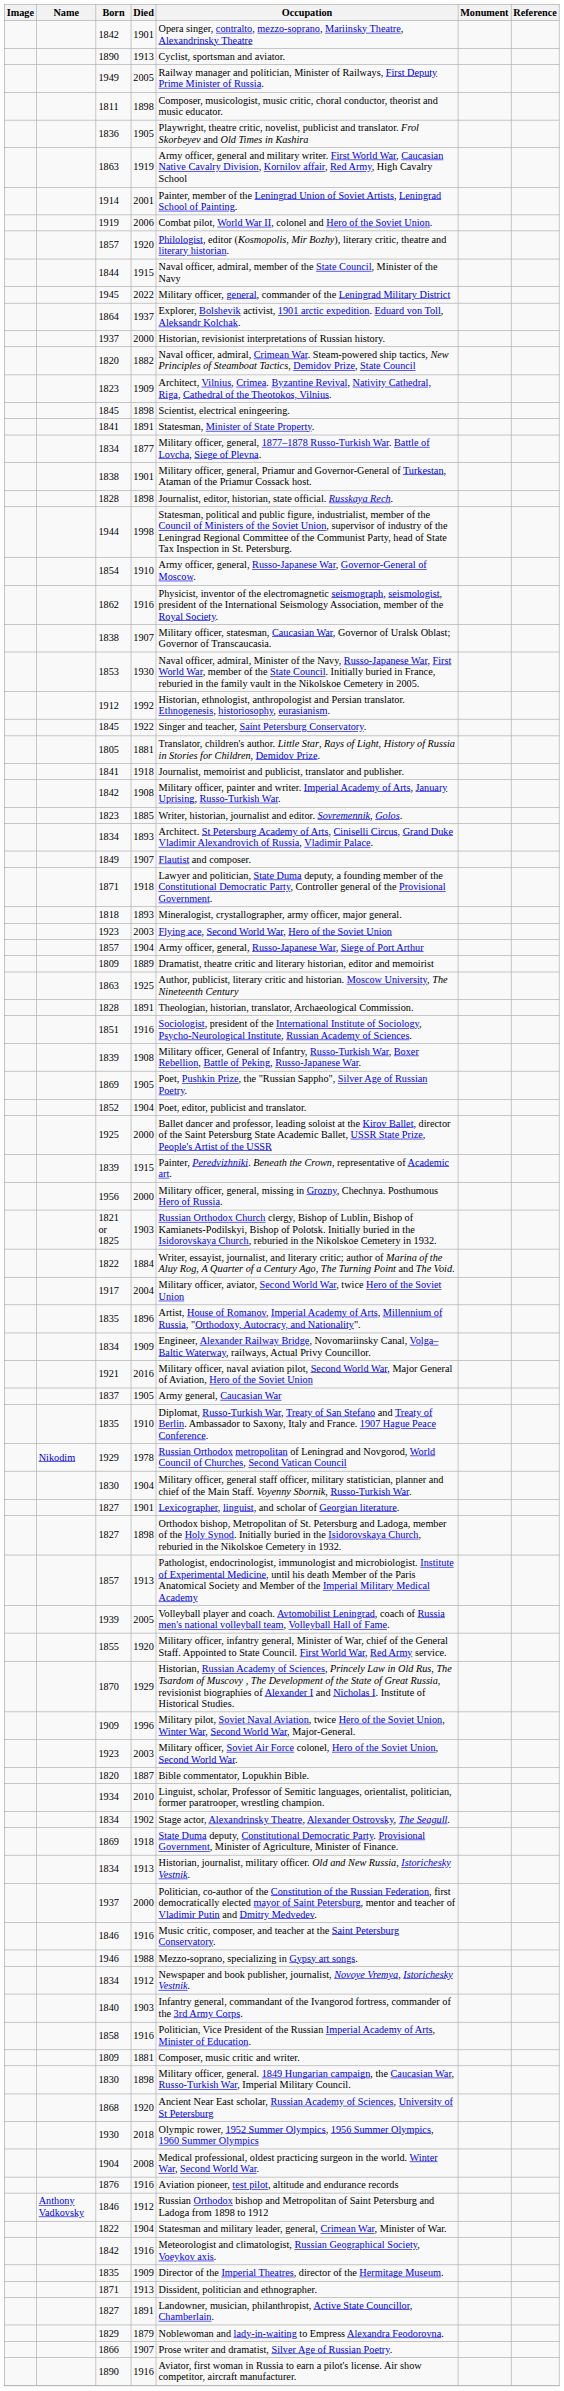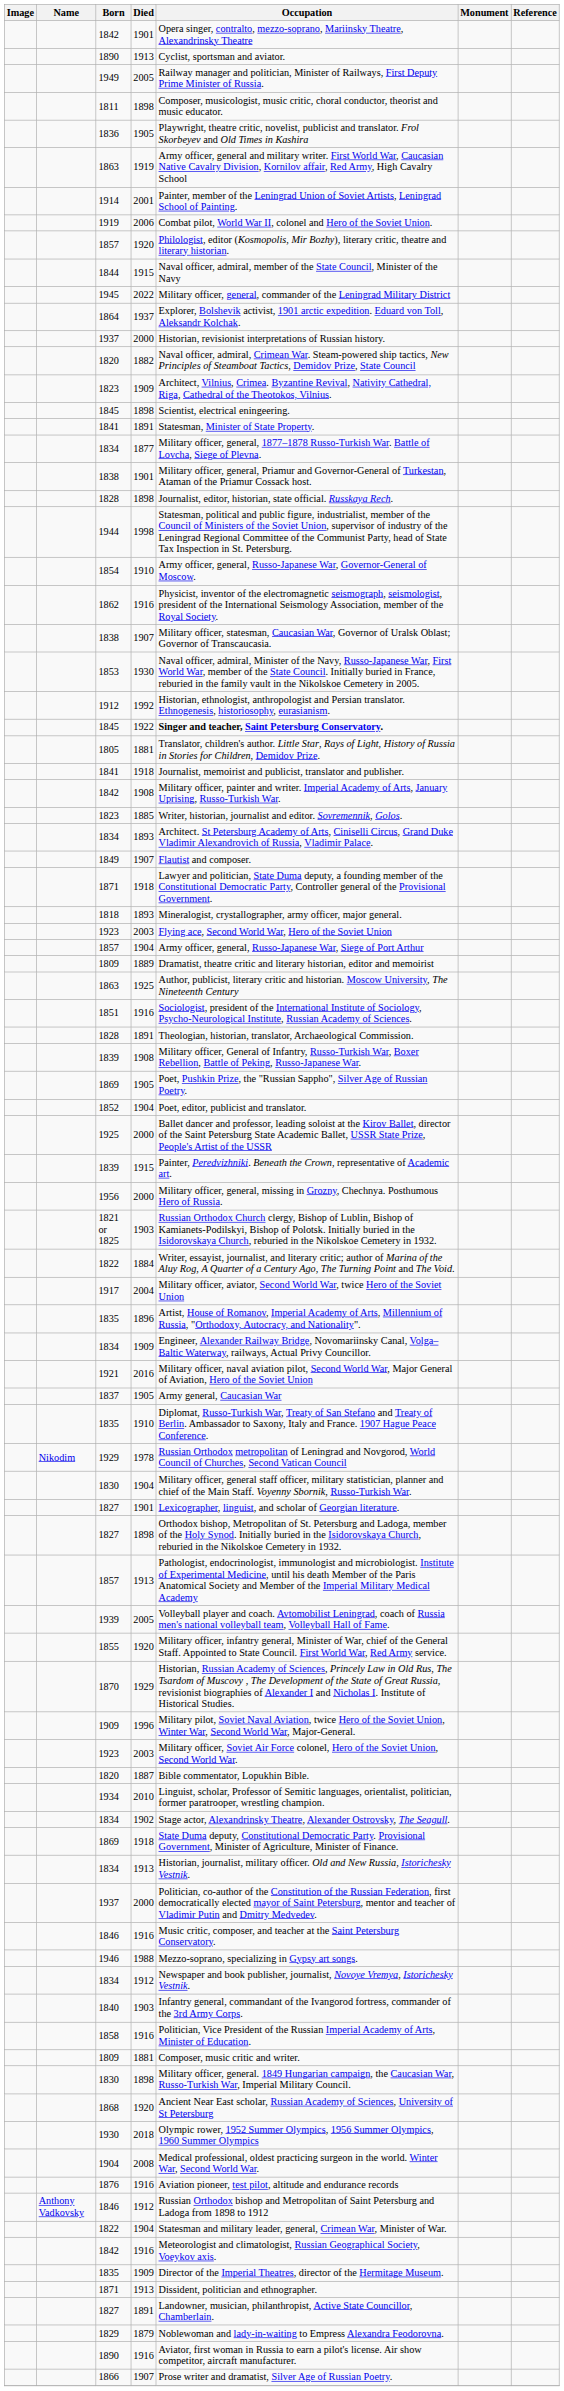(262, 727) normal -> (271, 727) bold
rows swapped: (109, 1029) <-> (109, 1007)
rows swapped: (109, 2349) <-> (109, 2371)
